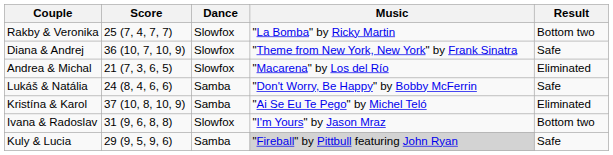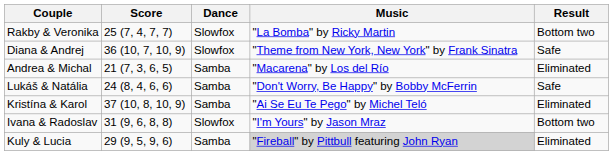(214, 68) Slowfox -> (212, 68) Samba
(549, 141) Safe -> (564, 141) Eliminated
